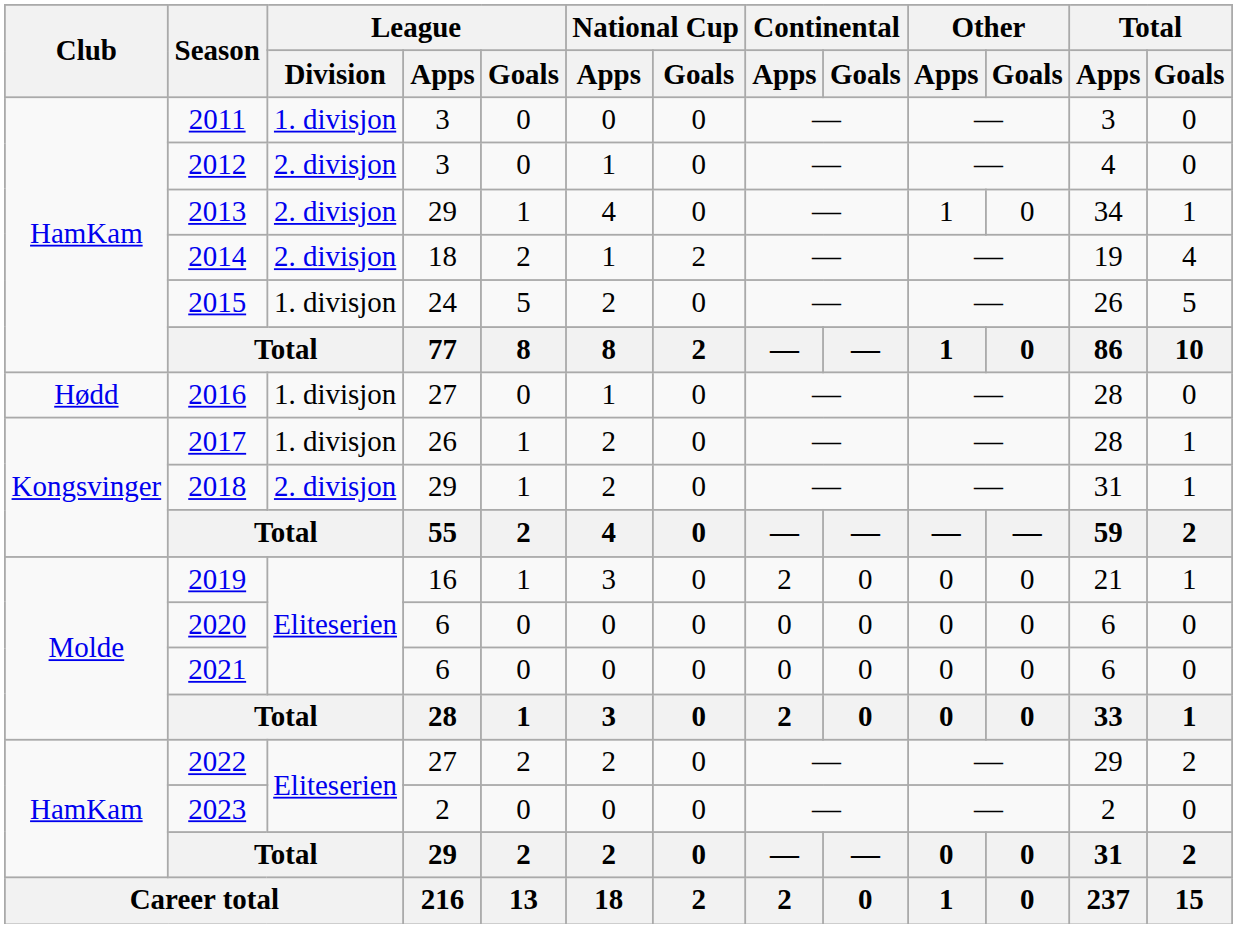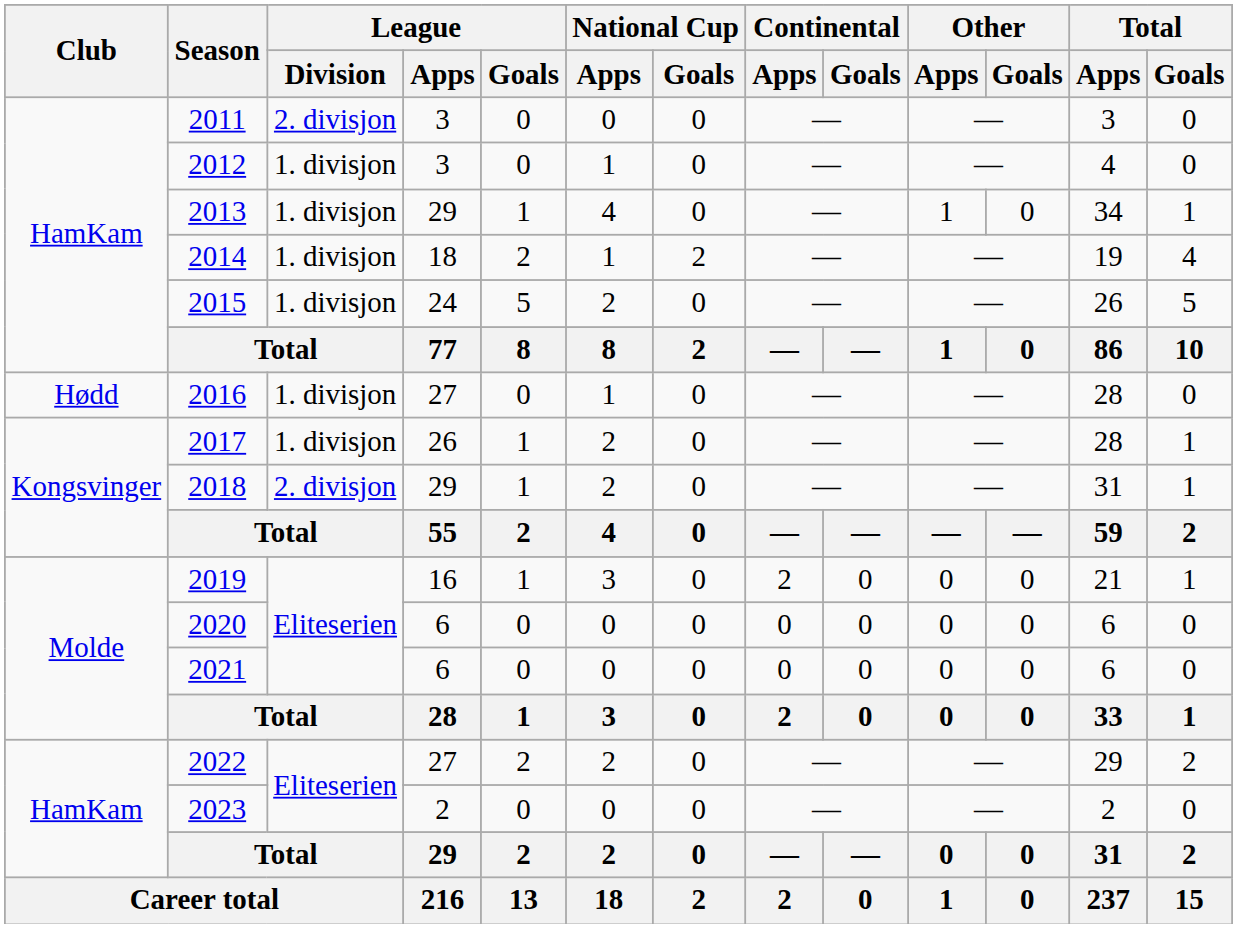(335, 119) 1. divisjon -> (335, 119) 2. divisjon
(335, 165) 2. divisjon -> (335, 165) 1. divisjon
(335, 211) 2. divisjon -> (335, 211) 1. divisjon
(335, 257) 2. divisjon -> (335, 257) 1. divisjon
